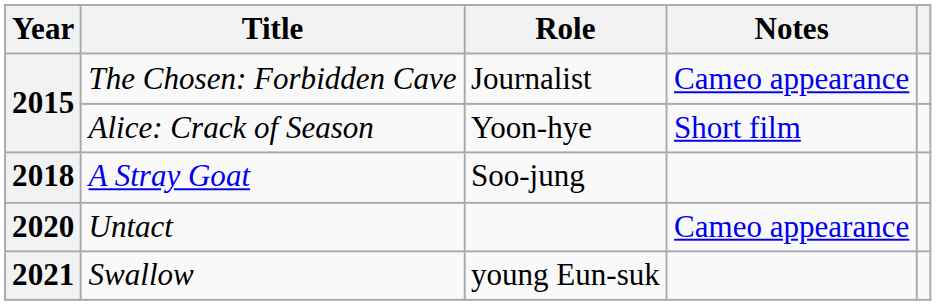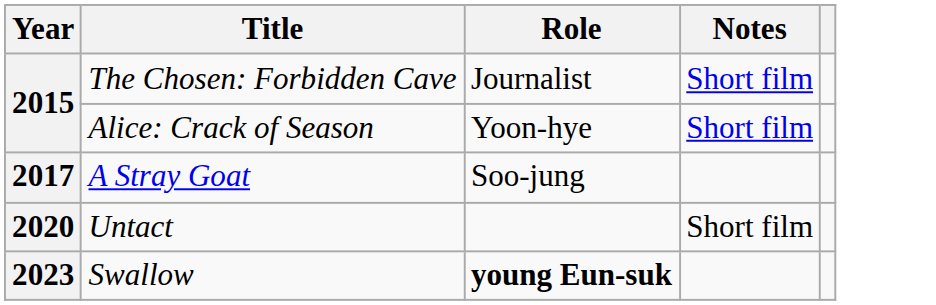(792, 78) Cameo appearance -> (750, 78) Short film
(43, 176) 2018 -> (43, 176) 2017
(792, 226) Cameo appearance -> (750, 226) Short film
(43, 275) 2021 -> (43, 275) 2023
(565, 275) normal -> (571, 275) bold
